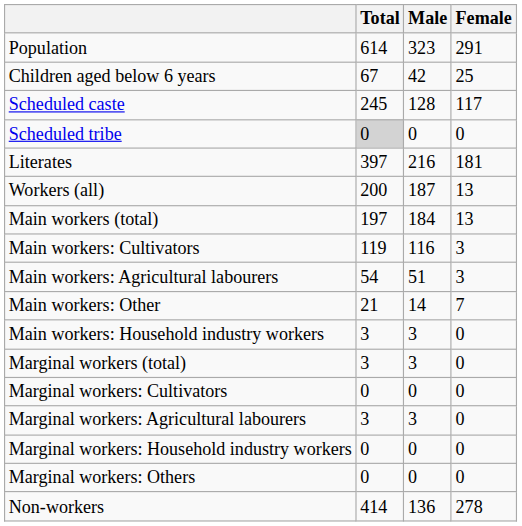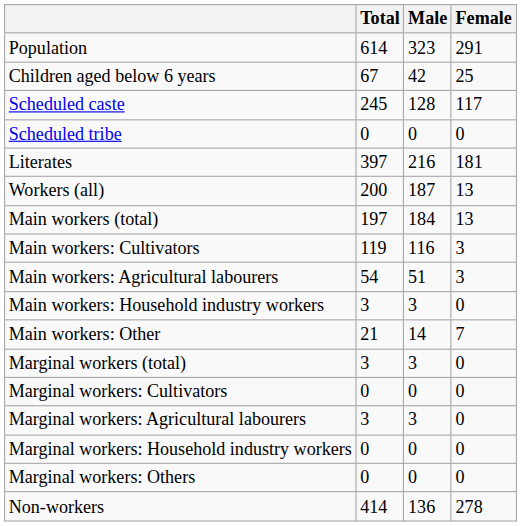(365, 133) lightgrey background -> (365, 133) no background
rows swapped: (166, 334) <-> (85, 305)
